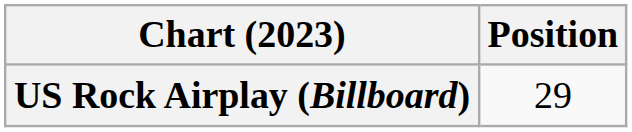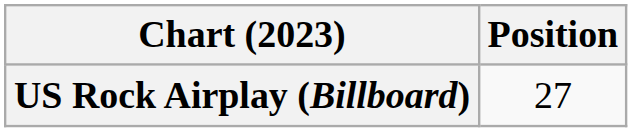(553, 94) 29 -> (553, 94) 27
